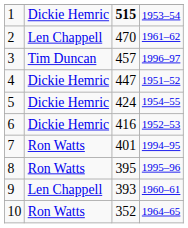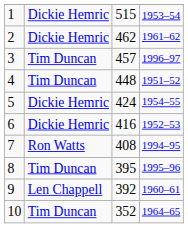(126, 15) bold -> (126, 15) normal
(65, 37) Len Chappell -> (68, 37) Dickie Hemric
(126, 37) 470 -> (126, 37) 462
(68, 80) Dickie Hemric -> (62, 80) Tim Duncan
(126, 80) 447 -> (126, 80) 448
(126, 146) 401 -> (126, 146) 408
(56, 168) Ron Watts -> (62, 168) Tim Duncan
(126, 189) 393 -> (126, 189) 392
(56, 211) Ron Watts -> (62, 211) Tim Duncan
